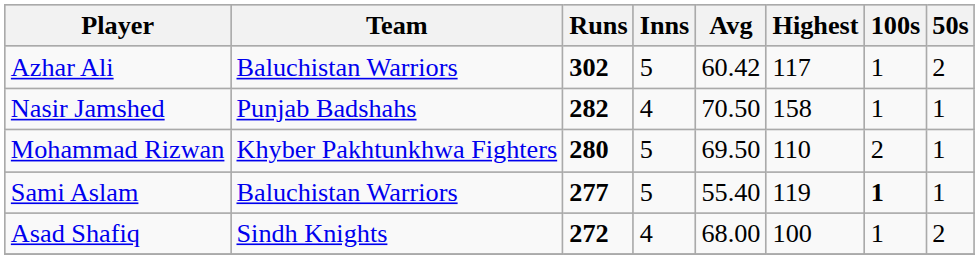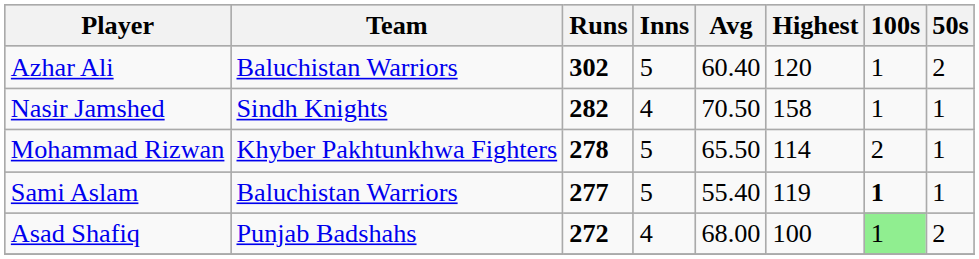(731, 66) 60.42 -> (731, 66) 60.40
(792, 66) 117 -> (792, 66) 120
(327, 108) Punjab Badshahs -> (312, 108) Sindh Knights
(589, 150) 280 -> (589, 150) 278
(731, 150) 69.50 -> (731, 150) 65.50
(792, 150) 110 -> (792, 150) 114
(312, 233) Sindh Knights -> (327, 233) Punjab Badshahs
(877, 233) no background -> (877, 233) lightgreen background
